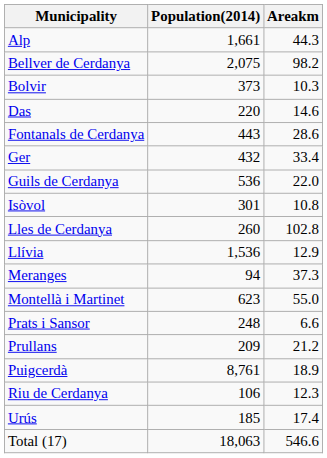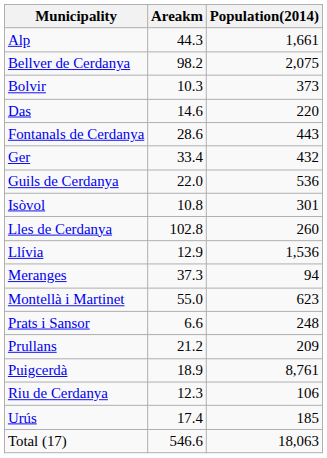columns swapped: (206, 16) <-> (293, 16)
